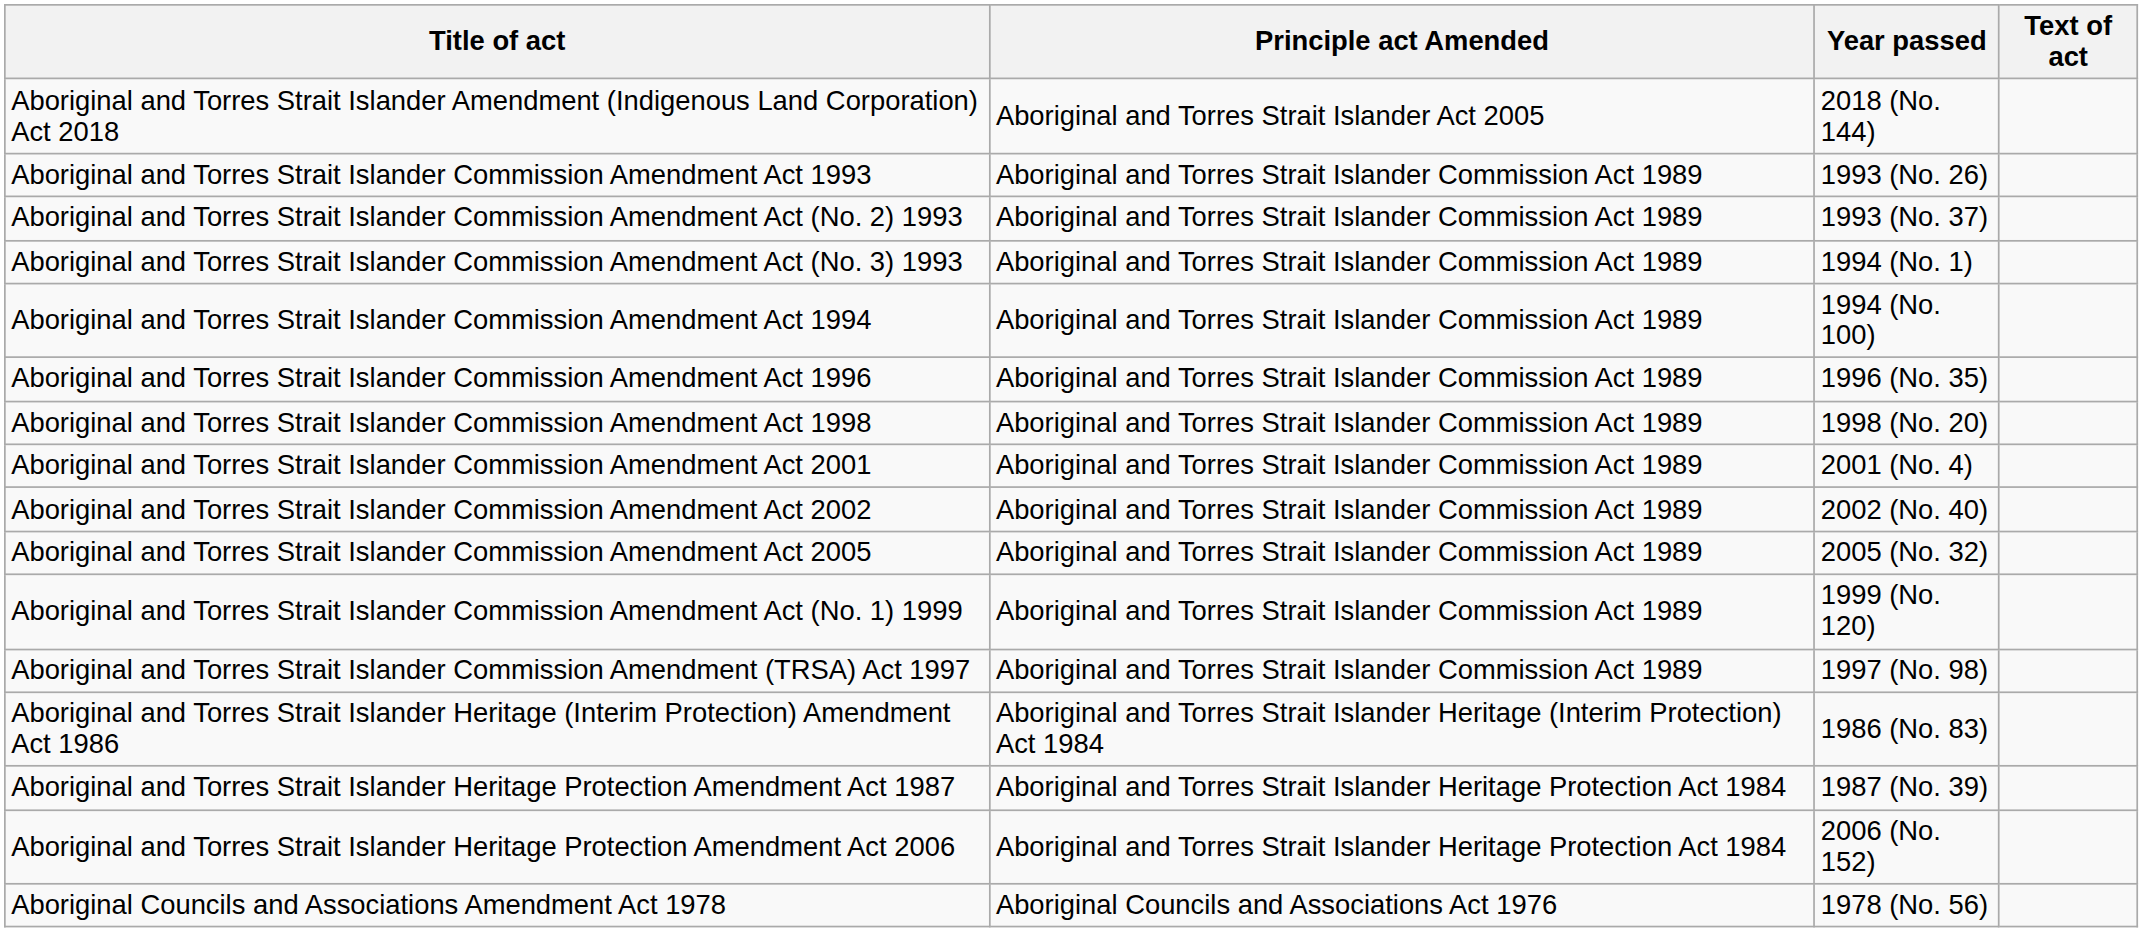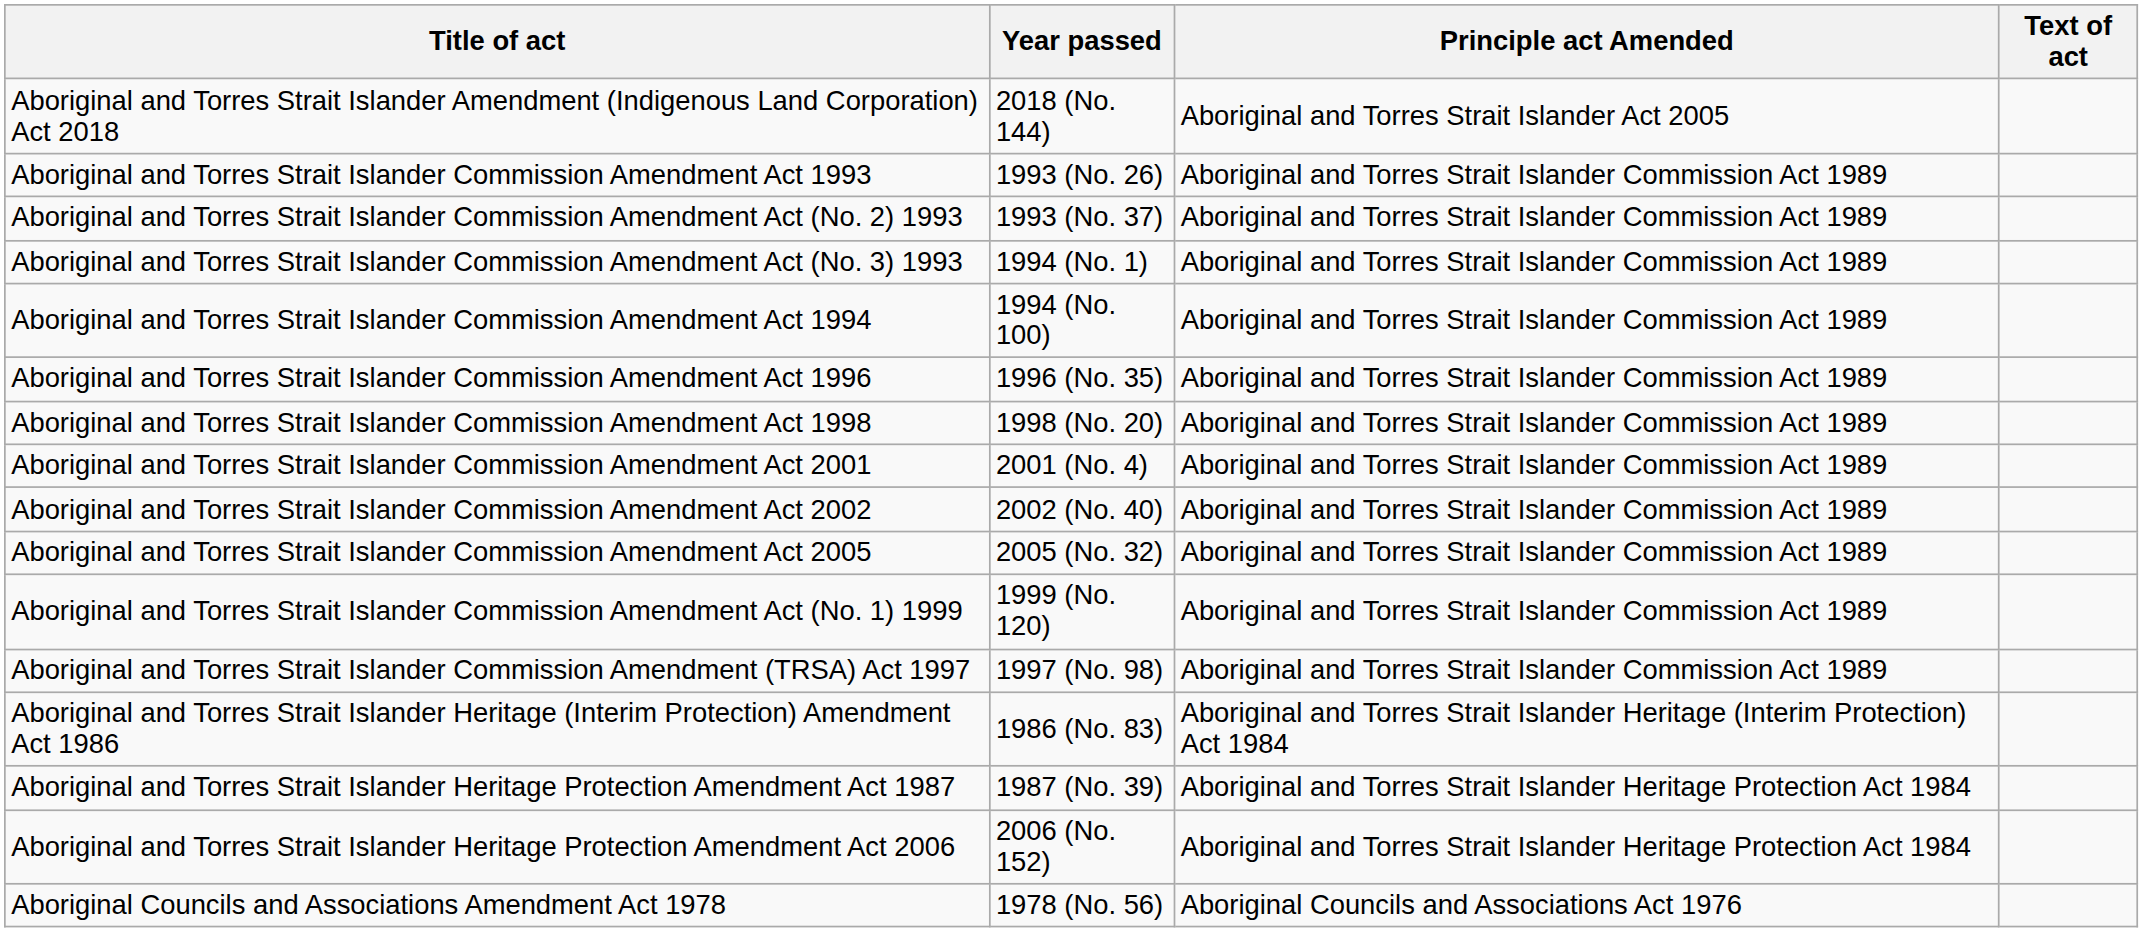columns swapped: (1907, 41) <-> (1402, 41)
